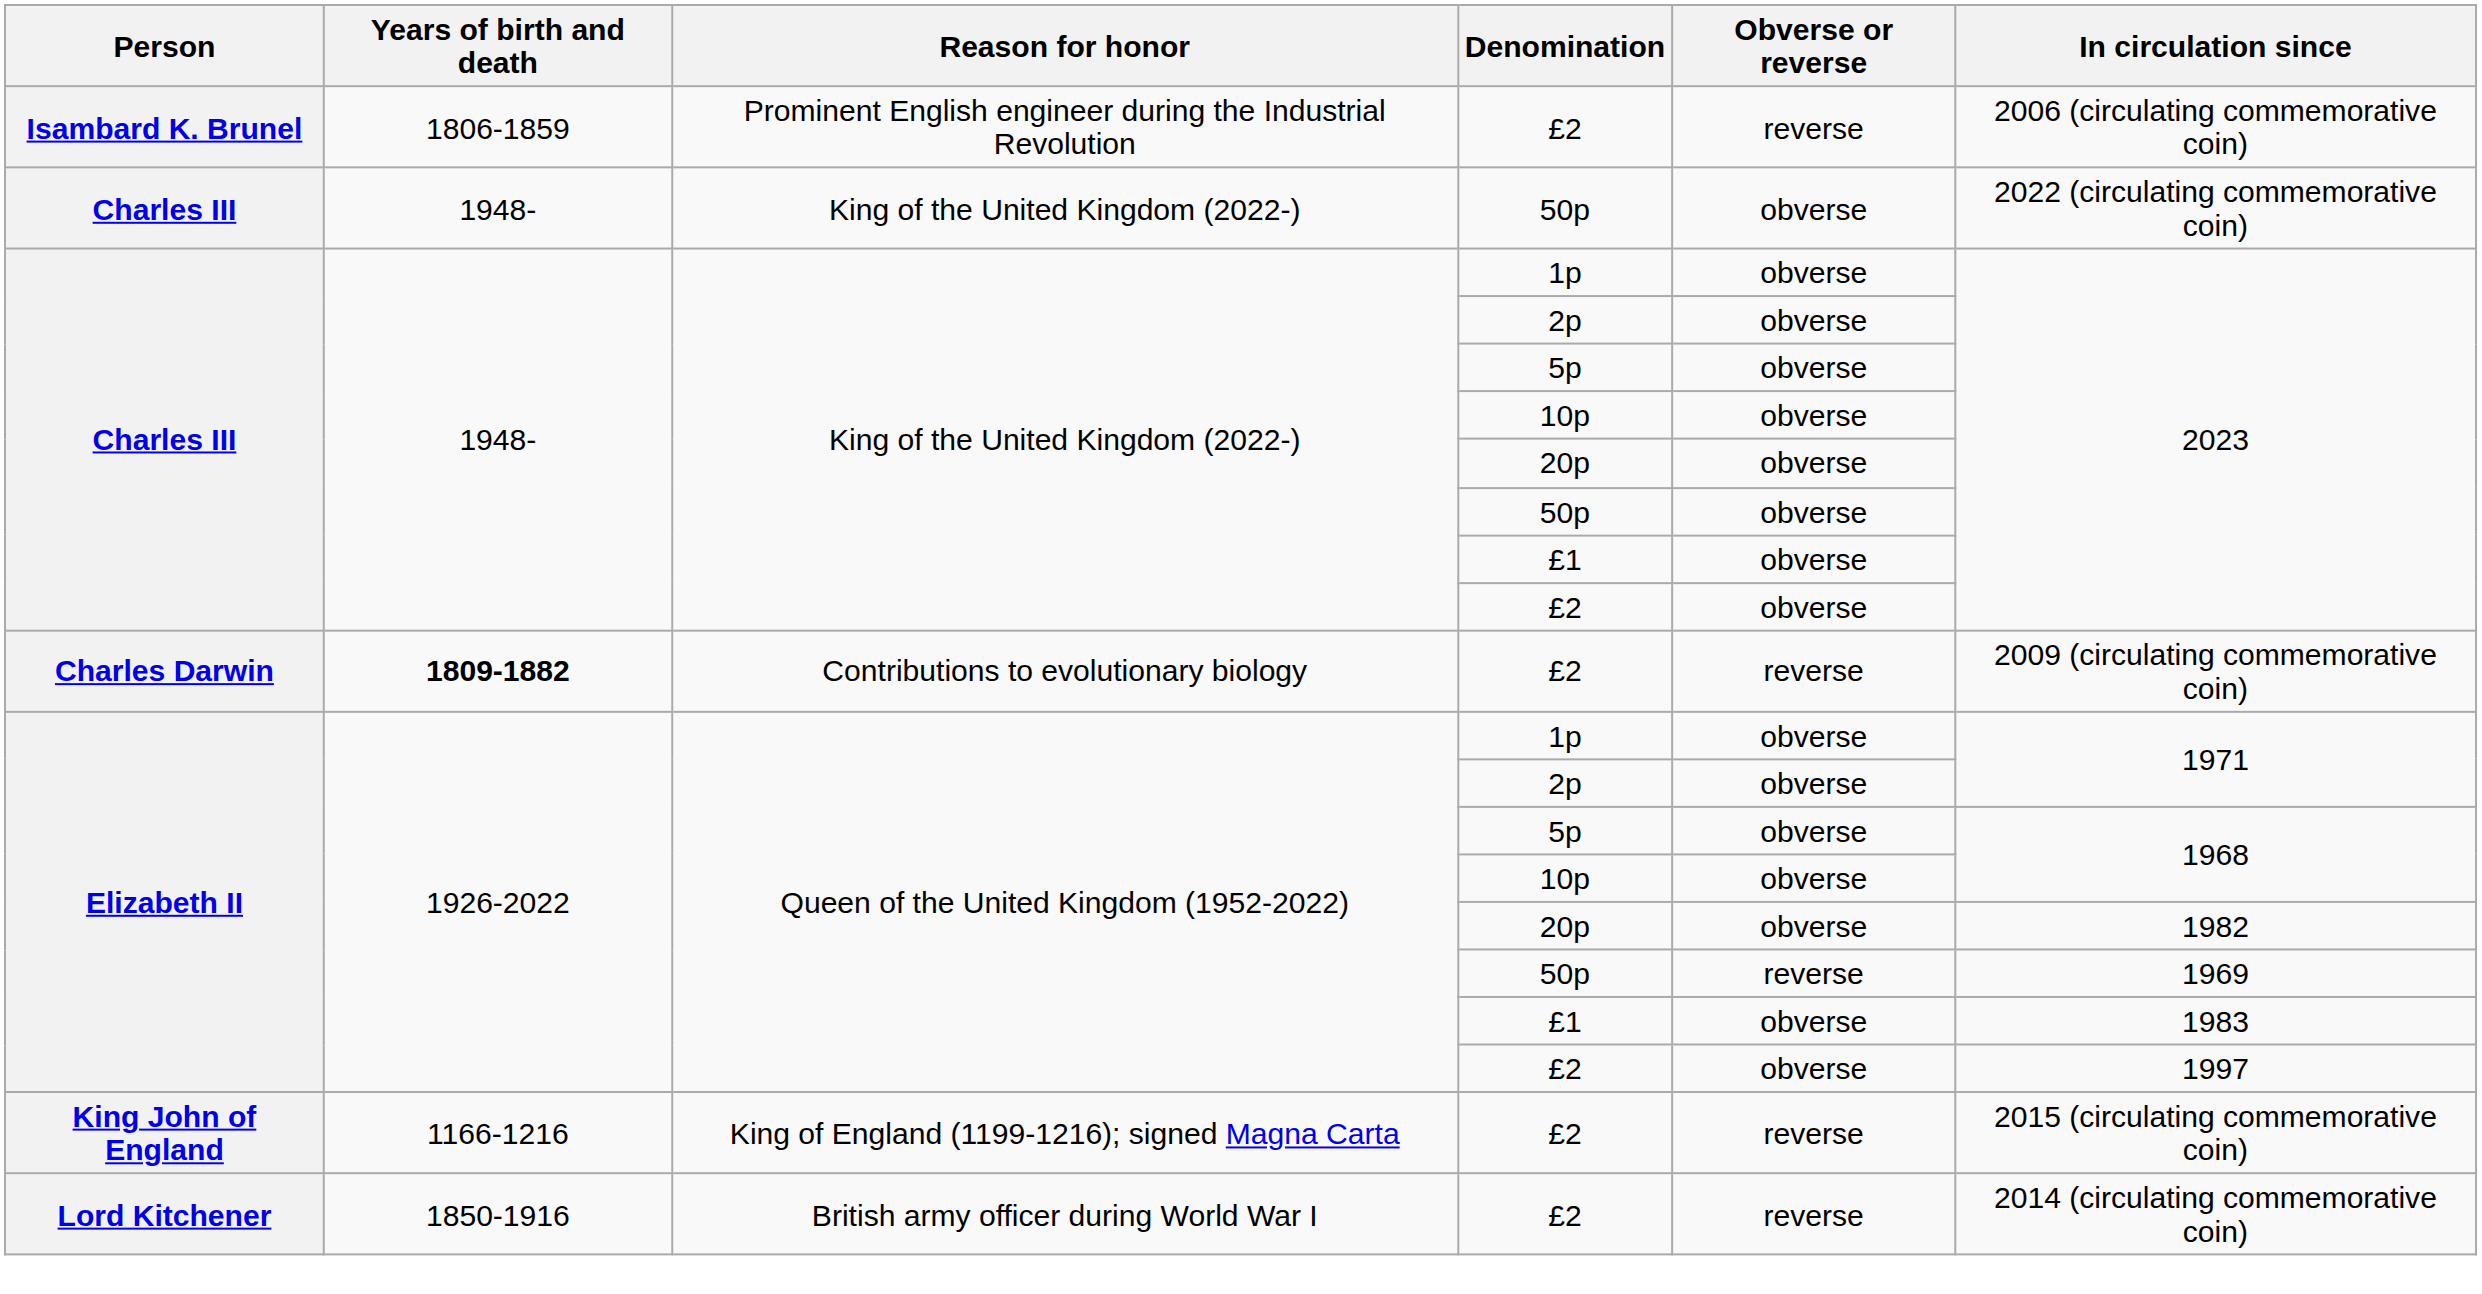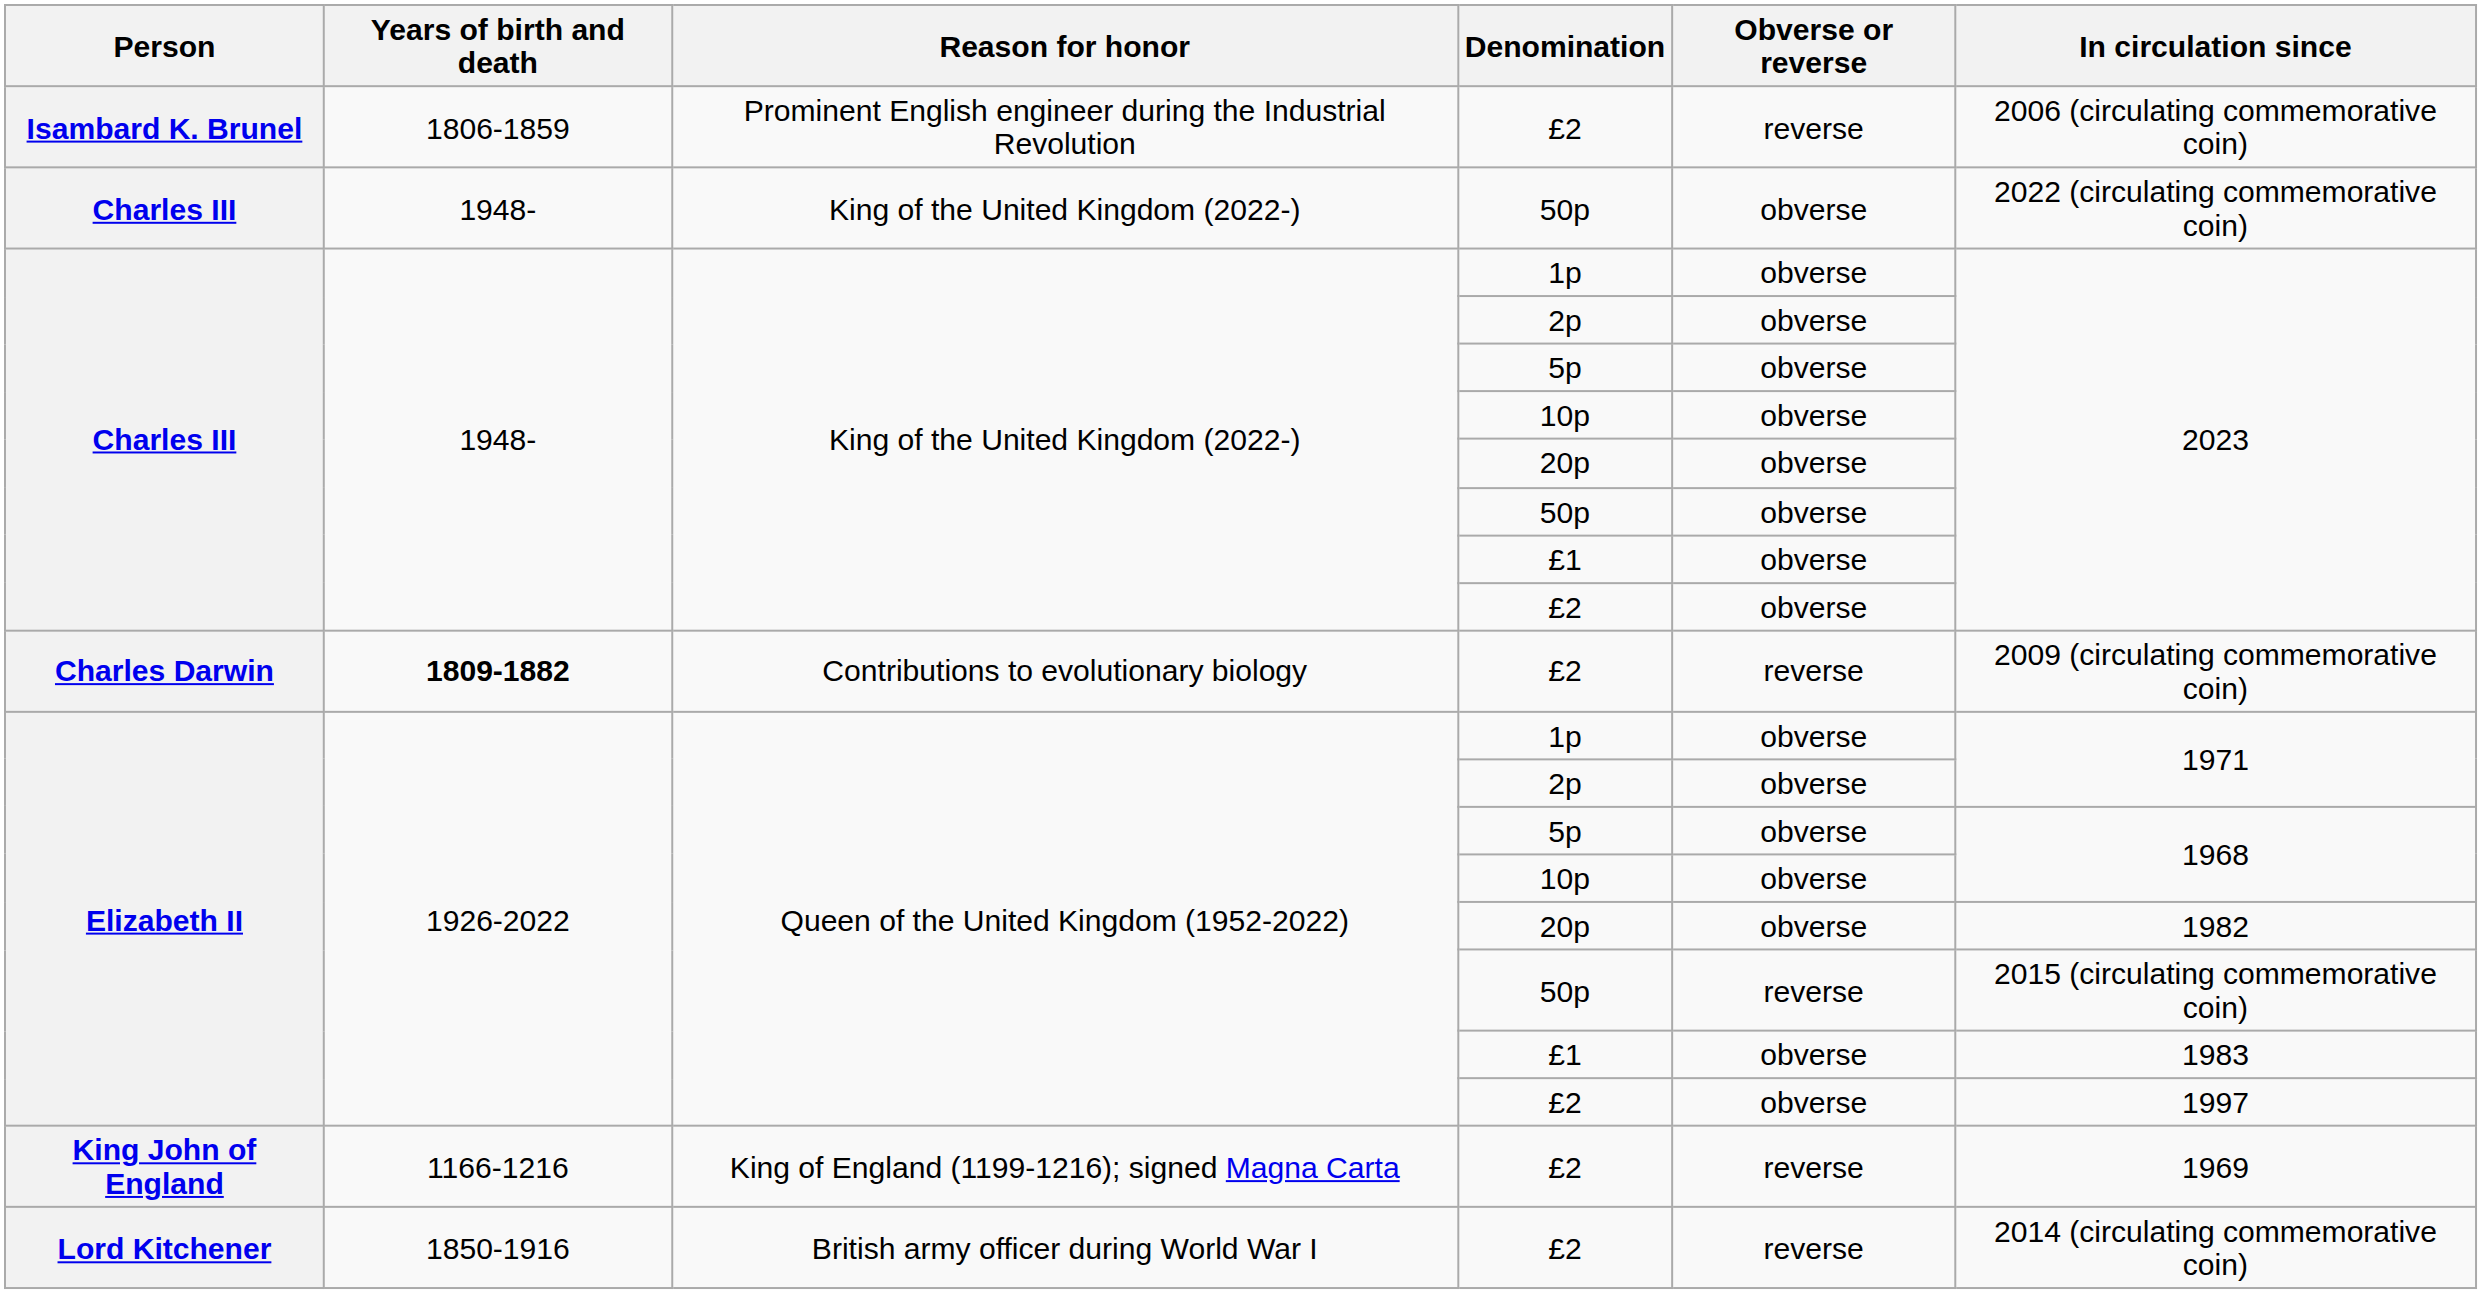(2215, 974) 1969 -> (2215, 990) 2015 (circulating commemorative coin)
(2215, 1133) 2015 (circulating commemorative coin) -> (2215, 1167) 1969
